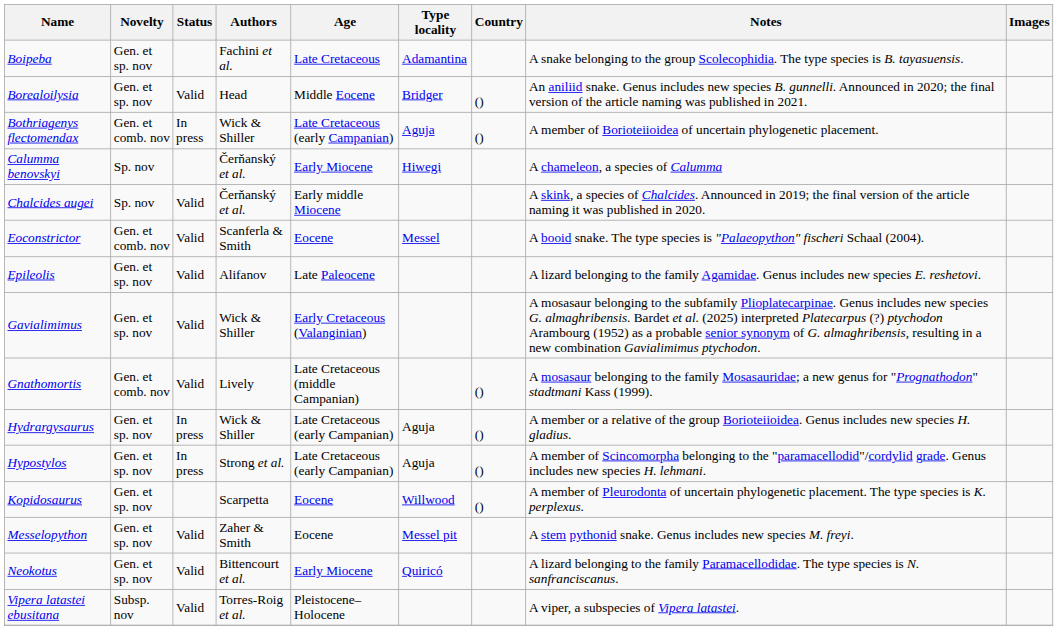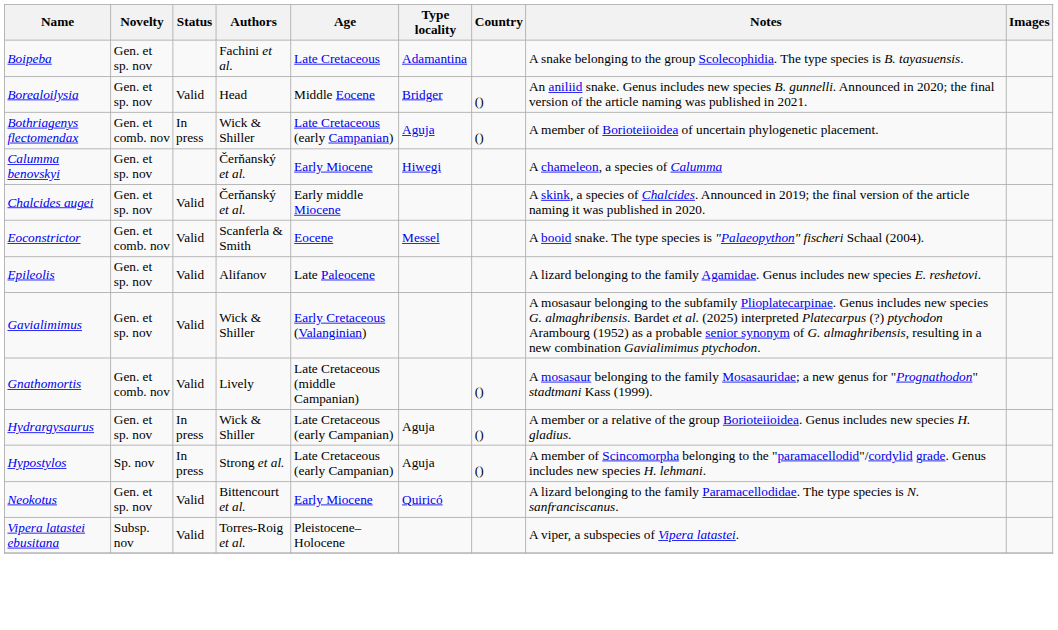(134, 166) Sp. nov -> (133, 166) Gen. et sp. nov
(134, 202) Sp. nov -> (133, 202) Gen. et sp. nov
(133, 463) Gen. et sp. nov -> (134, 463) Sp. nov
- row: (45, 499)
- row: (47, 535)
